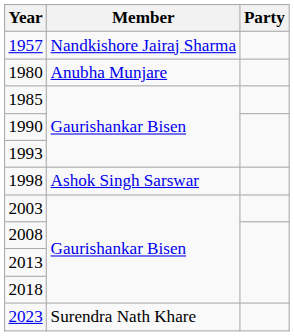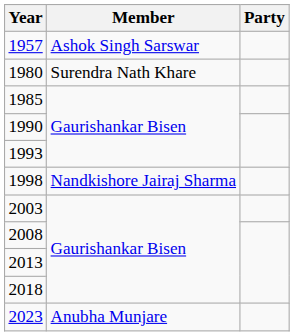(143, 45) Nandkishore Jairaj Sharma -> (125, 45) Ashok Singh Sarswar
(109, 72) Anubha Munjare -> (123, 72) Surendra Nath Khare
(125, 180) Ashok Singh Sarswar -> (143, 180) Nandkishore Jairaj Sharma
(123, 316) Surendra Nath Khare -> (109, 316) Anubha Munjare
